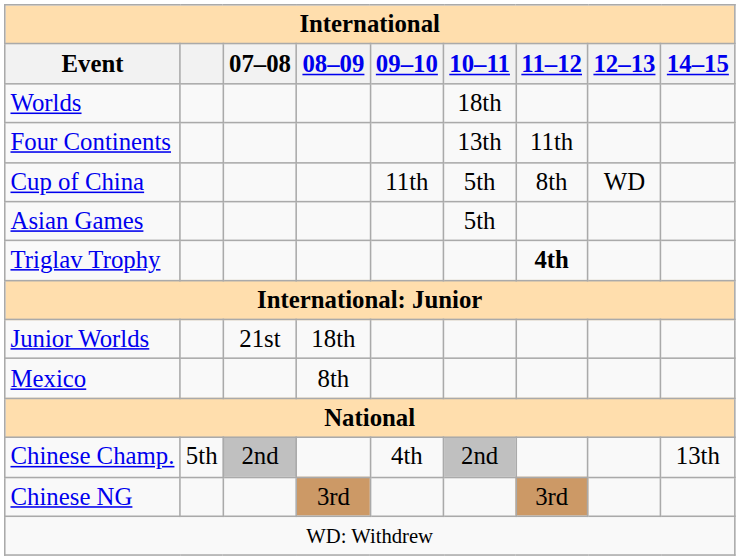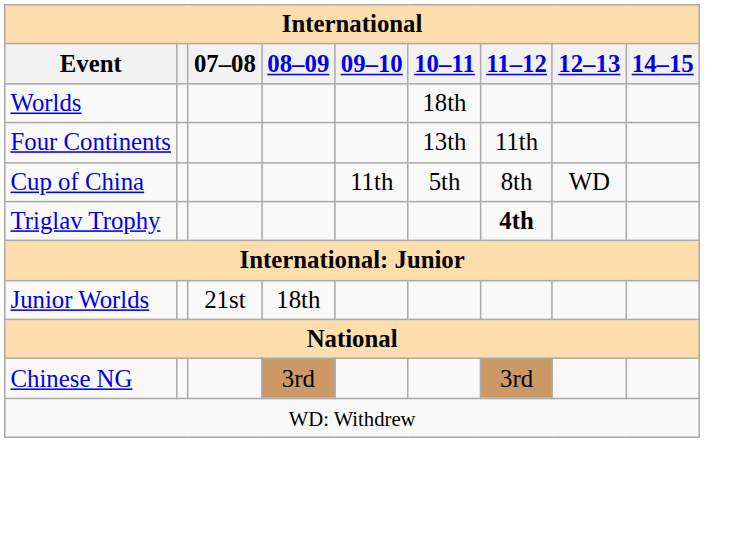- row: (77, 220)
- row: (48, 378)
- row: (92, 456)
